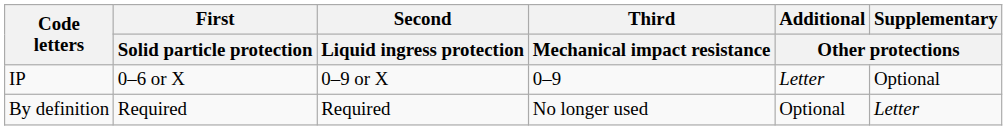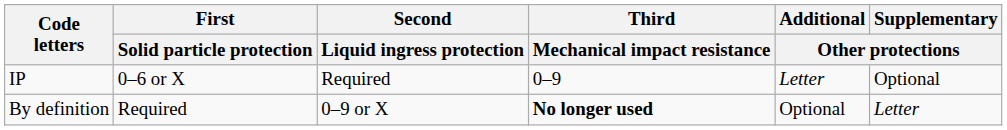(355, 79) 0–9 or X -> (356, 79) Required
(356, 109) Required -> (355, 109) 0–9 or X
(590, 109) normal -> (593, 109) bold
